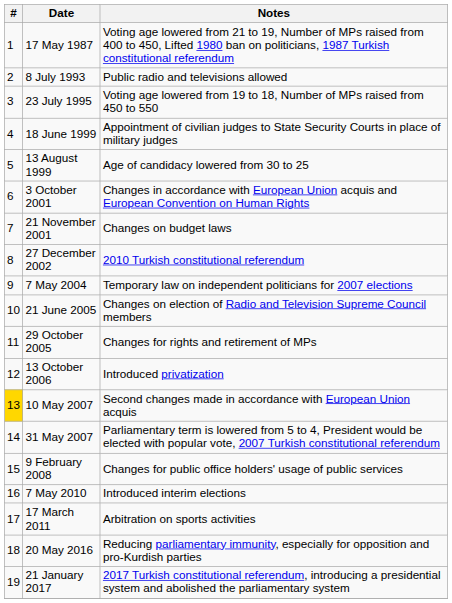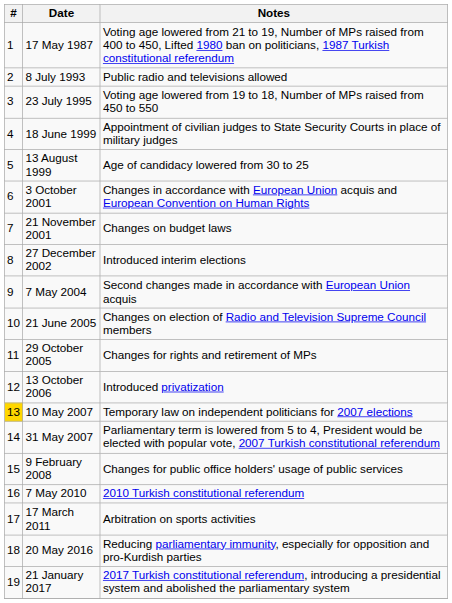(204, 260) 2010 Turkish constitutional referendum -> (174, 260) Introduced interim elections
(258, 285) Temporary law on independent politicians for 2007 elections -> (256, 292) Second changes made in accordance with European Union acquis
(256, 405) Second changes made in accordance with European Union acquis -> (258, 412) Temporary law on independent politicians for 2007 elections
(174, 494) Introduced interim elections -> (204, 494) 2010 Turkish constitutional referendum
